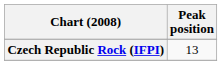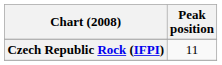(192, 49) 13 -> (192, 49) 11
